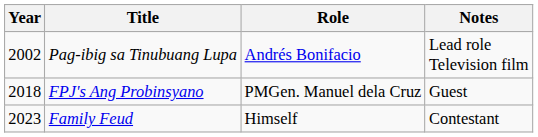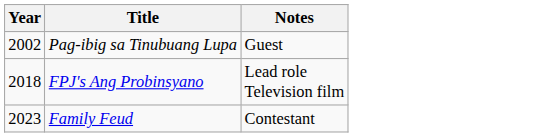- column: (333, 18)
(479, 55) Lead role Television film -> (264, 45) Guest
(448, 91) Guest -> (294, 82) Lead role Television film
